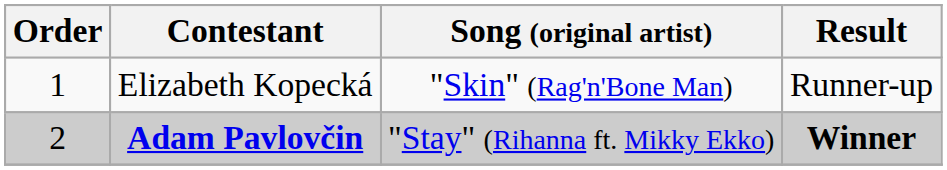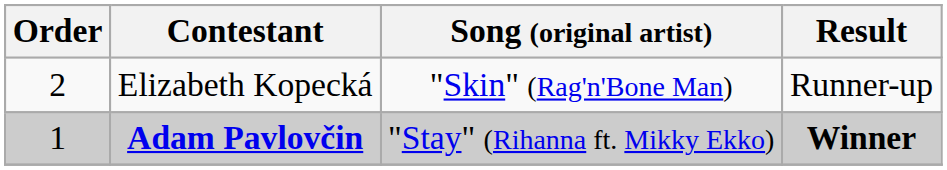(58, 84) 1 -> (58, 84) 2
(58, 137) 2 -> (58, 137) 1
